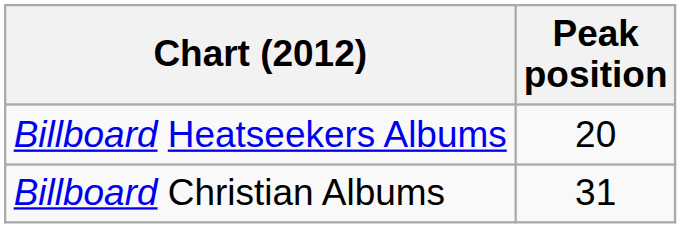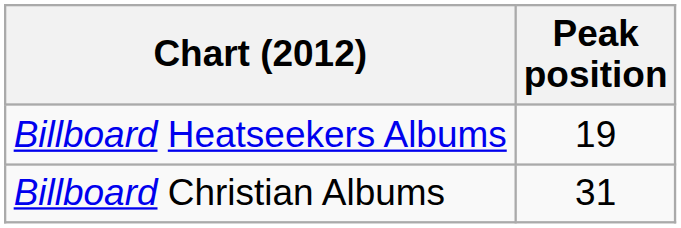(596, 134) 20 -> (596, 134) 19
